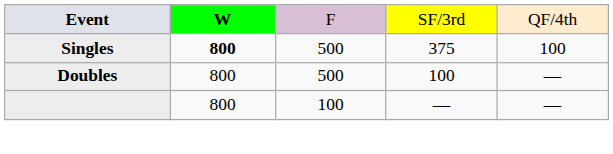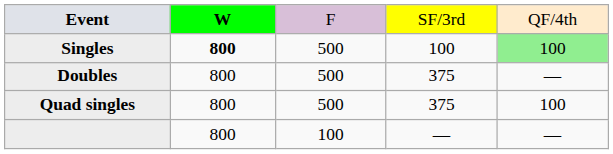(442, 47) 375 -> (442, 47) 100
(553, 47) no background -> (553, 47) lightgreen background
(442, 76) 100 -> (442, 76) 375
+ row: (87, 105)
